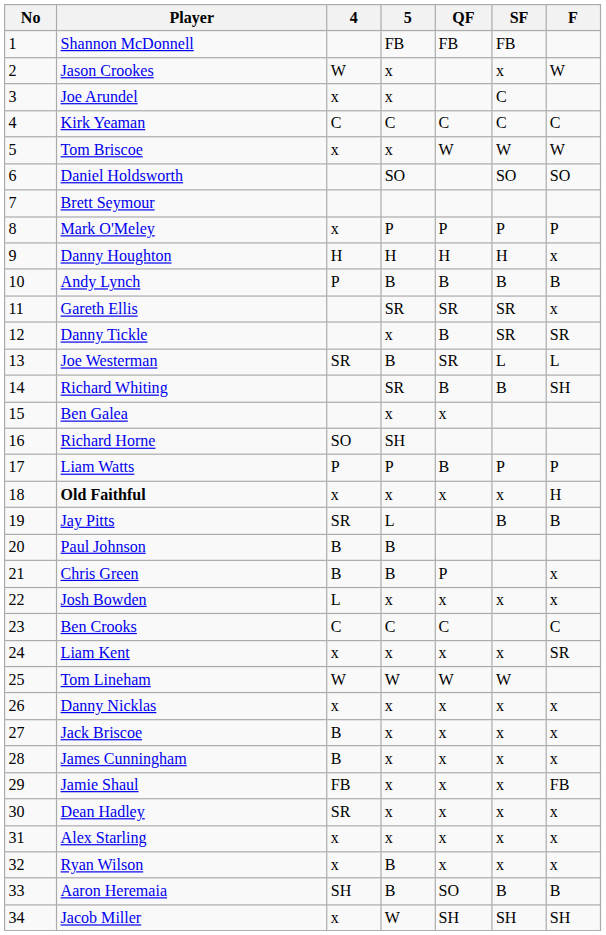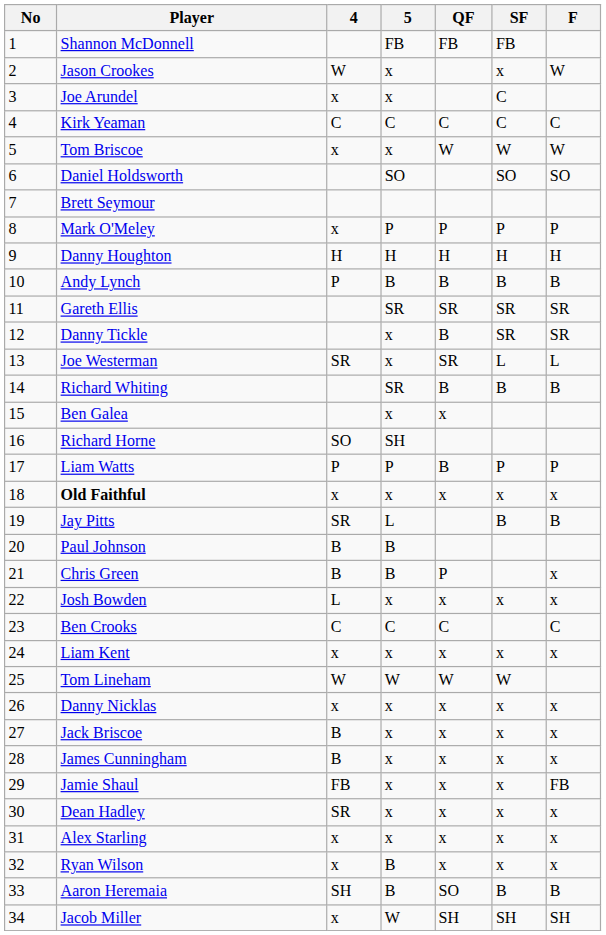(554, 255) x -> (556, 255) H
(554, 308) x -> (560, 308) SR
(390, 361) B -> (389, 361) x
(560, 387) SH -> (555, 387) B
(556, 493) H -> (554, 493) x
(560, 652) SR -> (554, 652) x
